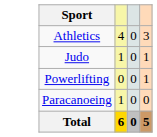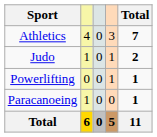+ column: (135, 15)
